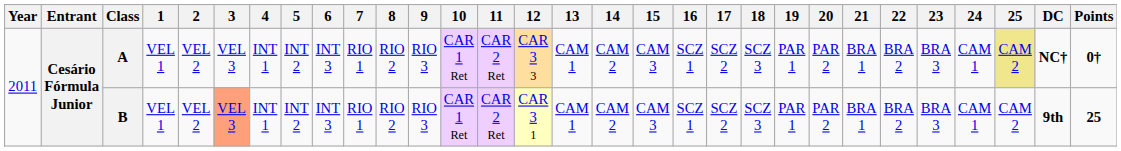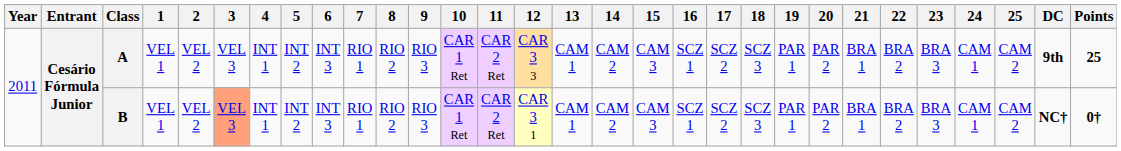(1015, 57) khaki background -> (1015, 57) no background
(1053, 57) NC† -> (1053, 57) 9th
(1094, 57) 0† -> (1094, 57) 25
(1053, 116) 9th -> (1053, 116) NC†
(1094, 116) 25 -> (1094, 116) 0†
